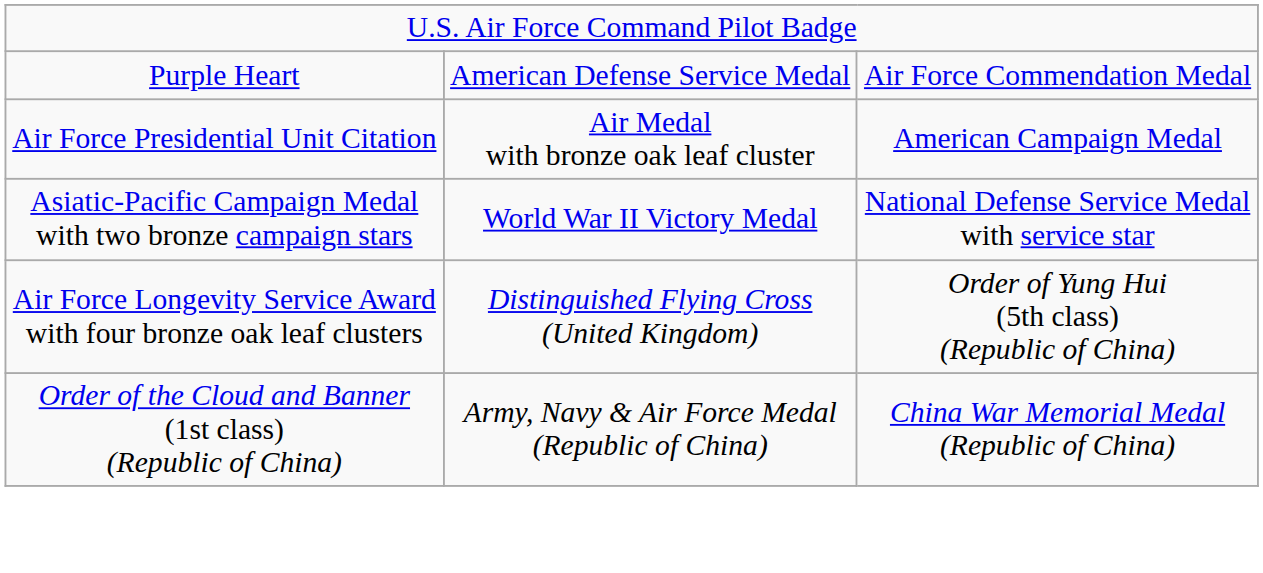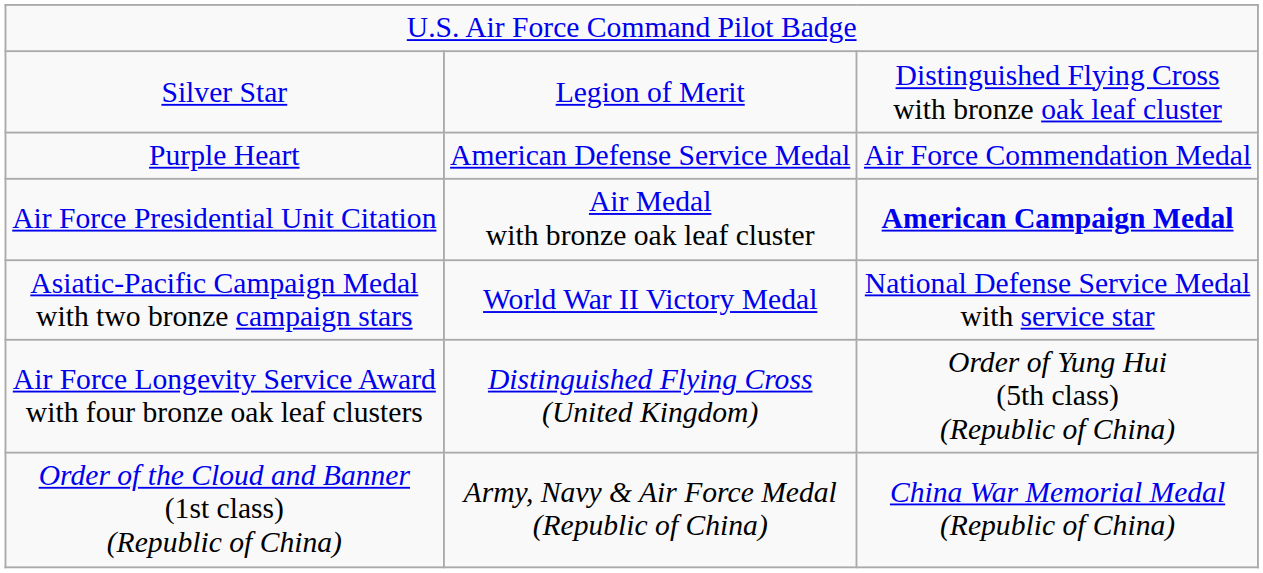+ row: (224, 91)
(1058, 138) normal -> (1058, 218) bold
